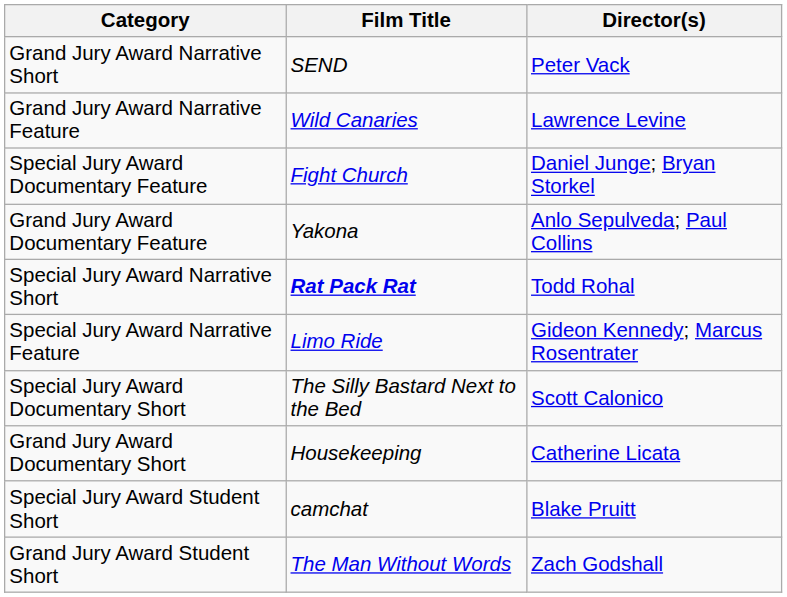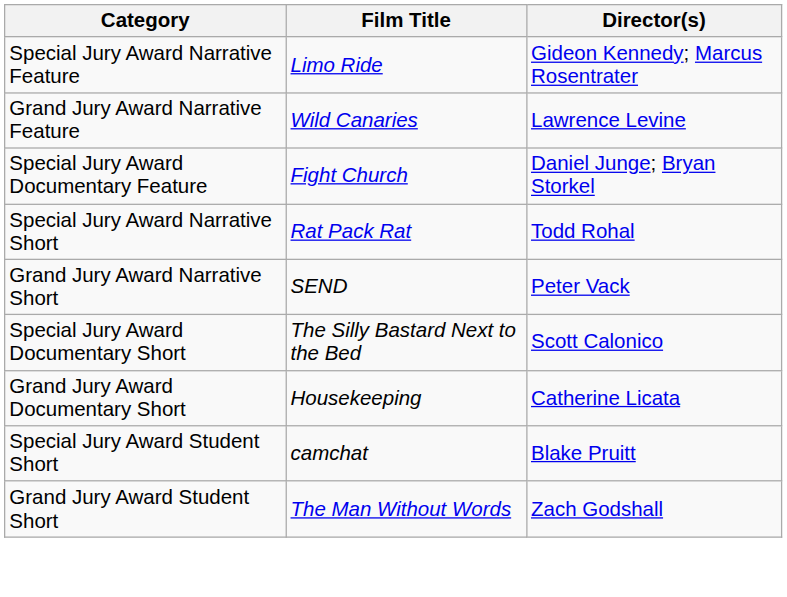rows swapped: (141, 342) <-> (136, 64)
- row: (108, 231)
(353, 286) bold -> (351, 231) normal
